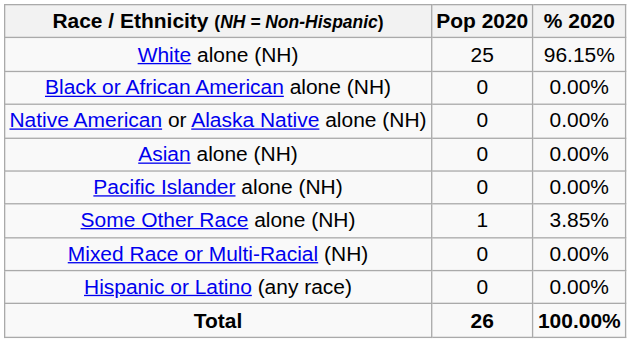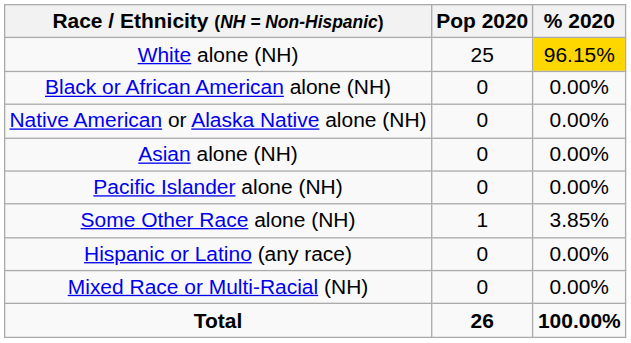(579, 54) no background -> (579, 54) gold background
rows swapped: (218, 253) <-> (218, 287)
